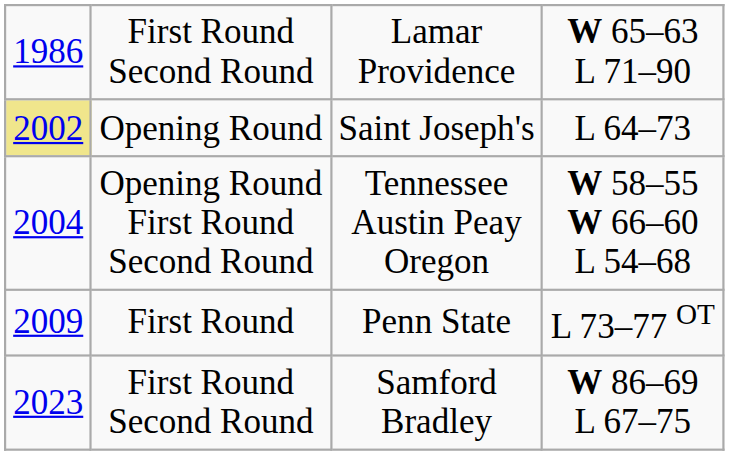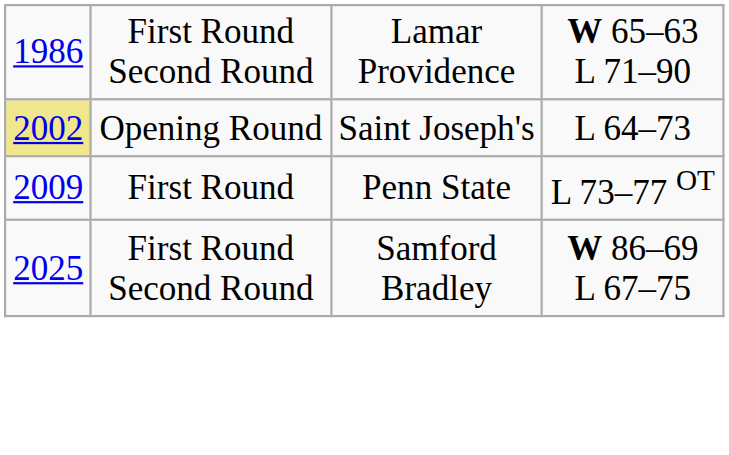- row: (211, 222)
(48, 402) 2023 -> (48, 267) 2025
